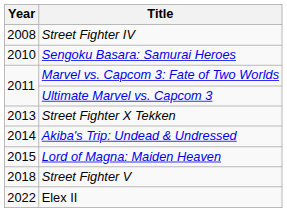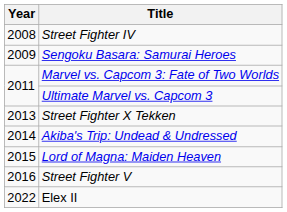(22, 55) 2010 -> (22, 55) 2009
(22, 177) 2018 -> (22, 177) 2016
